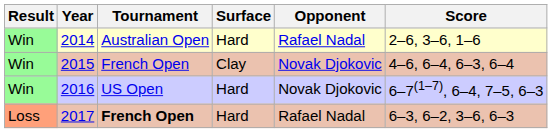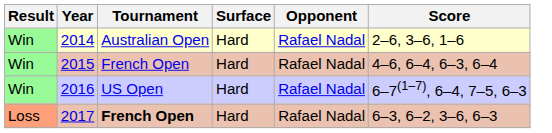(231, 64) Clay -> (232, 64) Hard
(330, 64) Novak Djokovic -> (322, 64) Rafael Nadal
(330, 90) Novak Djokovic -> (322, 90) Rafael Nadal
